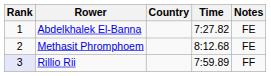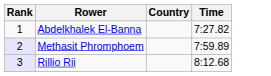- column: (249, 12)
(20, 46) no background -> (20, 46) lavender background
(212, 46) 8:12.68 -> (212, 46) 7:59.89
(212, 63) 7:59.89 -> (212, 63) 8:12.68
